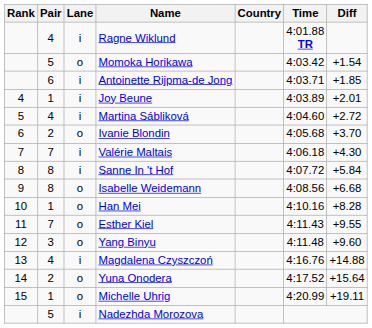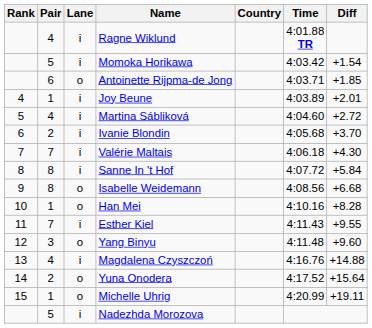(80, 62) o -> (80, 62) i
(80, 80) i -> (80, 80) o
(80, 134) o -> (80, 134) i
(80, 224) o -> (80, 224) i
